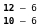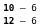rows swapped: (20, 21) <-> (20, 7)
